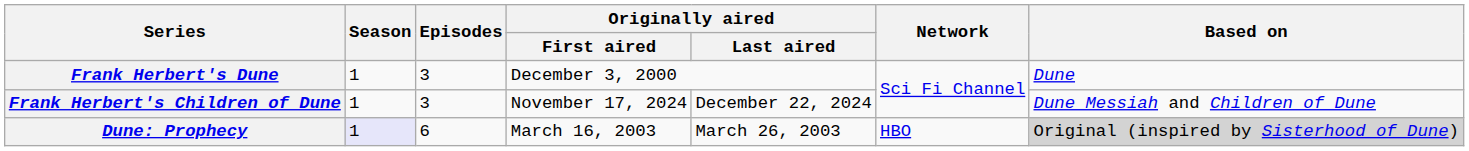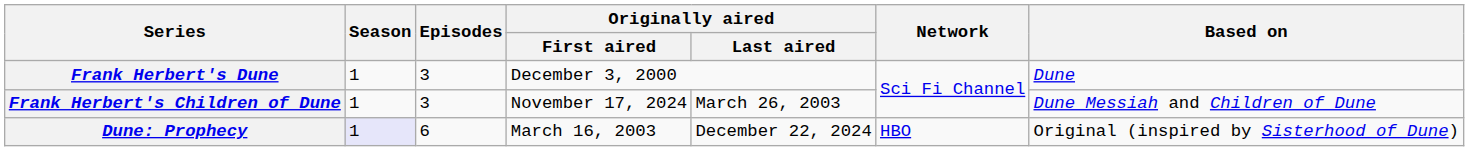(784, 103) December 22, 2024 -> (768, 103) March 26, 2003
(768, 131) March 26, 2003 -> (784, 131) December 22, 2024
(1246, 131) lightgrey background -> (1246, 131) no background
